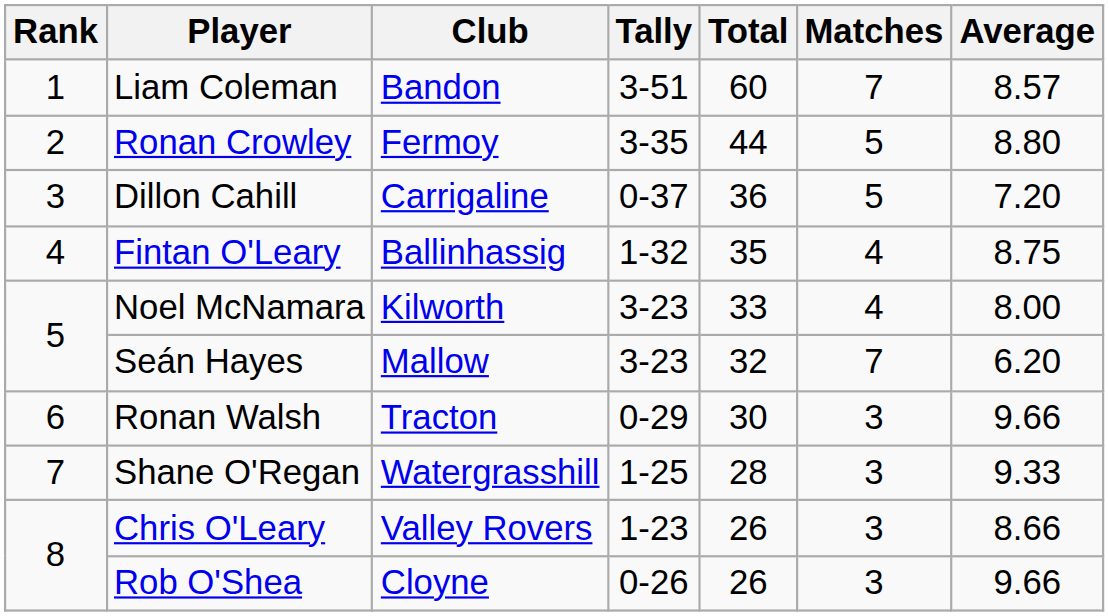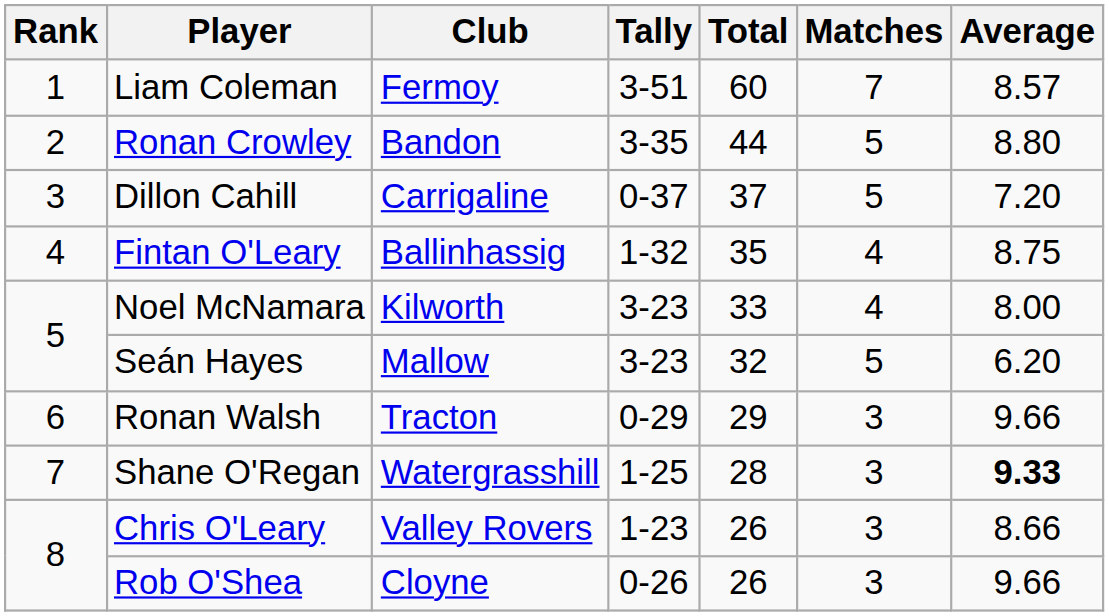(441, 87) Bandon -> (440, 87) Fermoy
(440, 142) Fermoy -> (441, 142) Bandon
(748, 197) 36 -> (748, 197) 37
(874, 362) 7 -> (874, 362) 5
(748, 417) 30 -> (748, 417) 29
(1027, 472) normal -> (1027, 472) bold
